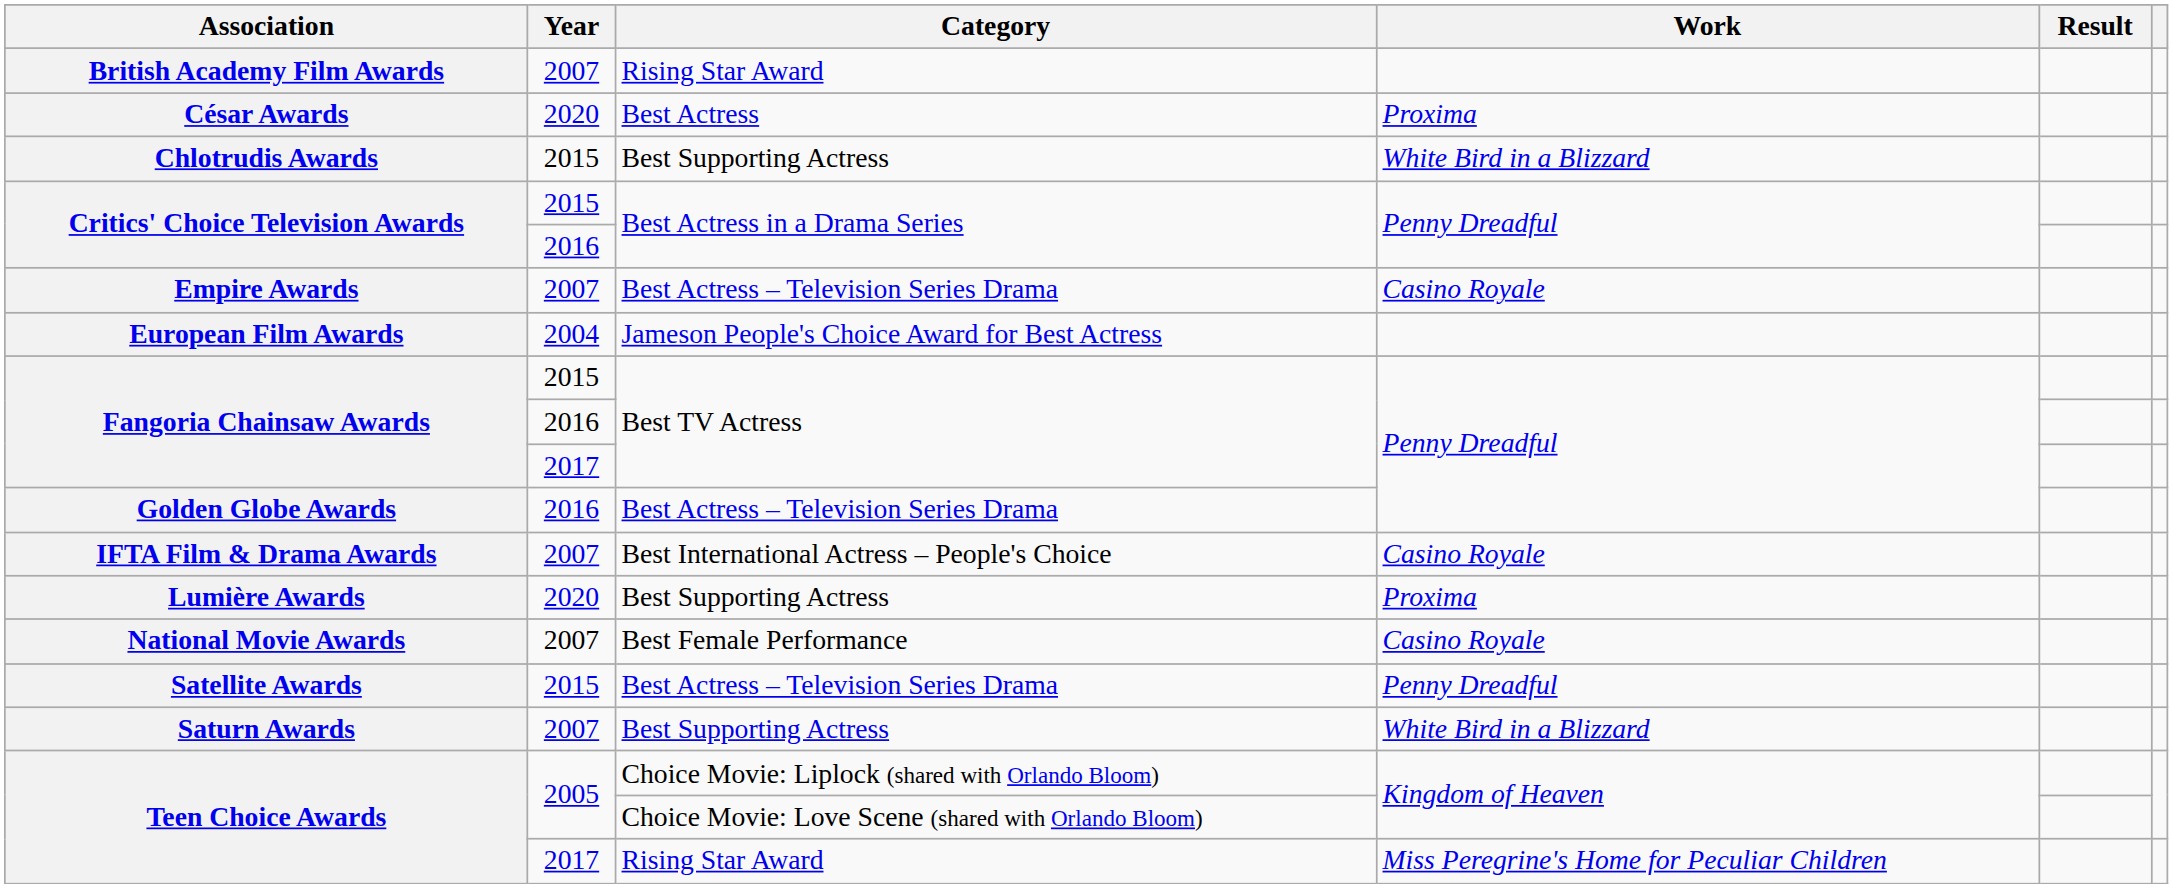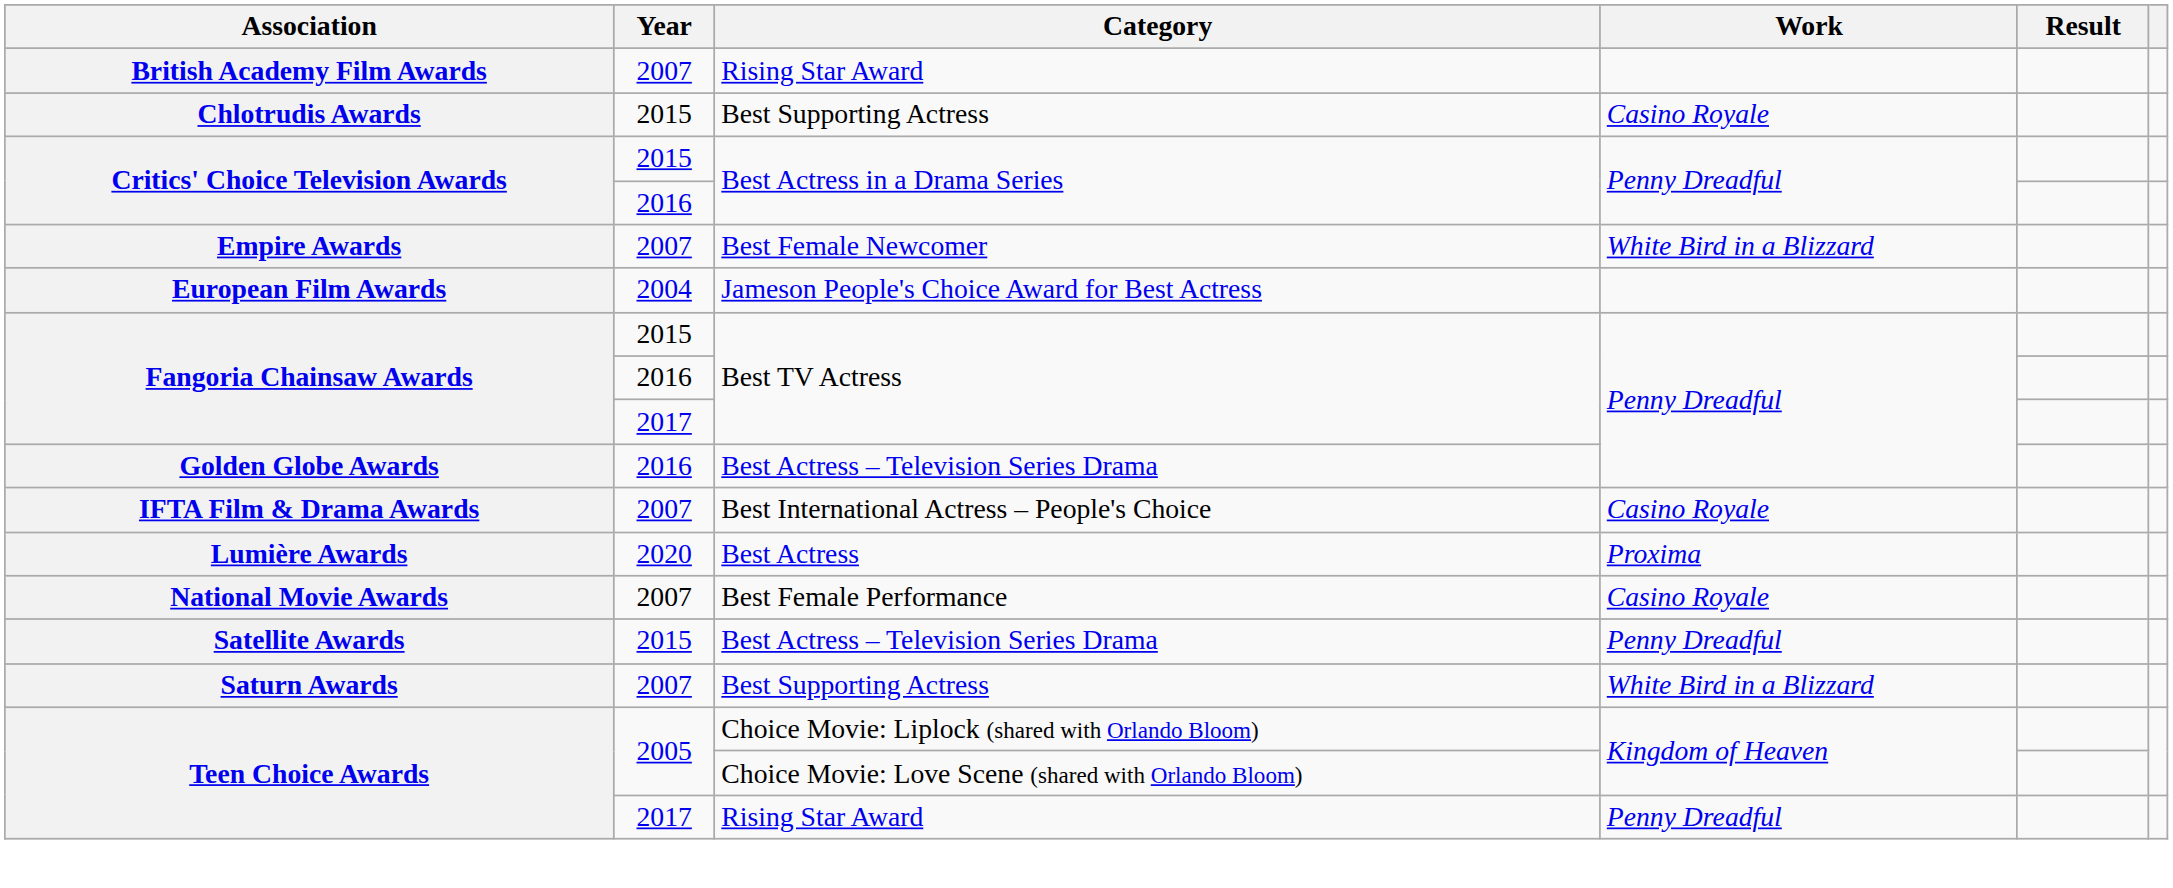- row: (266, 114)
(1516, 158) White Bird in a Blizzard -> (1688, 114) Casino Royale
(840, 289) Best Actress – Television Series Drama -> (854, 245) Best Female Newcomer
(1464, 289) Casino Royale -> (1740, 245) White Bird in a Blizzard
(755, 597) Best Supporting Actress -> (790, 553) Best Actress
(1635, 860) Miss Peregrine's Home for Peculiar Children -> (1694, 816) Penny Dreadful
